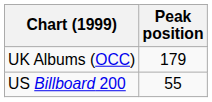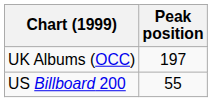(173, 59) 179 -> (173, 59) 197
